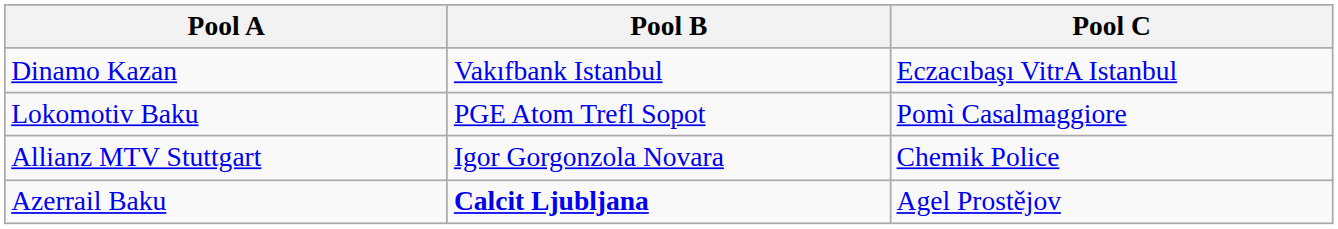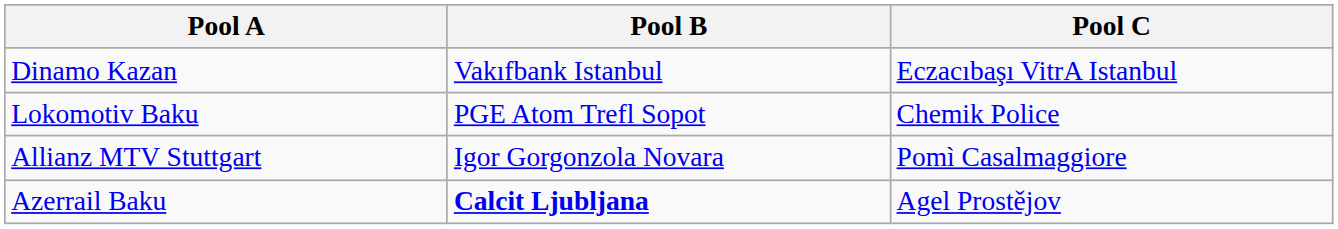(1012, 113) Pomì Casalmaggiore -> (978, 113) Chemik Police
(978, 157) Chemik Police -> (1012, 157) Pomì Casalmaggiore
